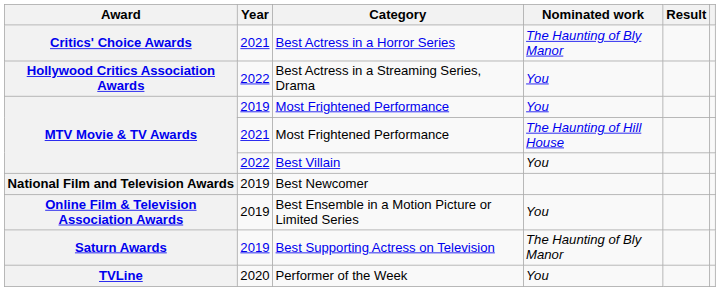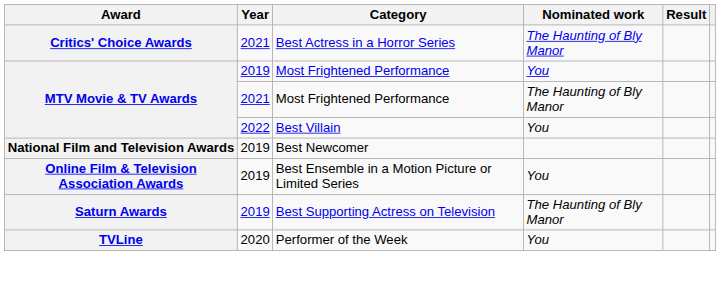- row: (255, 78)
(584, 135) The Haunting of Hill House -> (584, 99) The Haunting of Bly Manor
